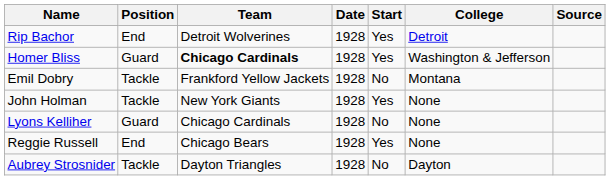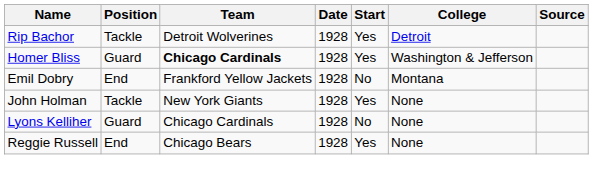(133, 36) End -> (123, 36) Tackle
(140, 79) Tackle -> (116, 79) End
- row: (61, 164)
